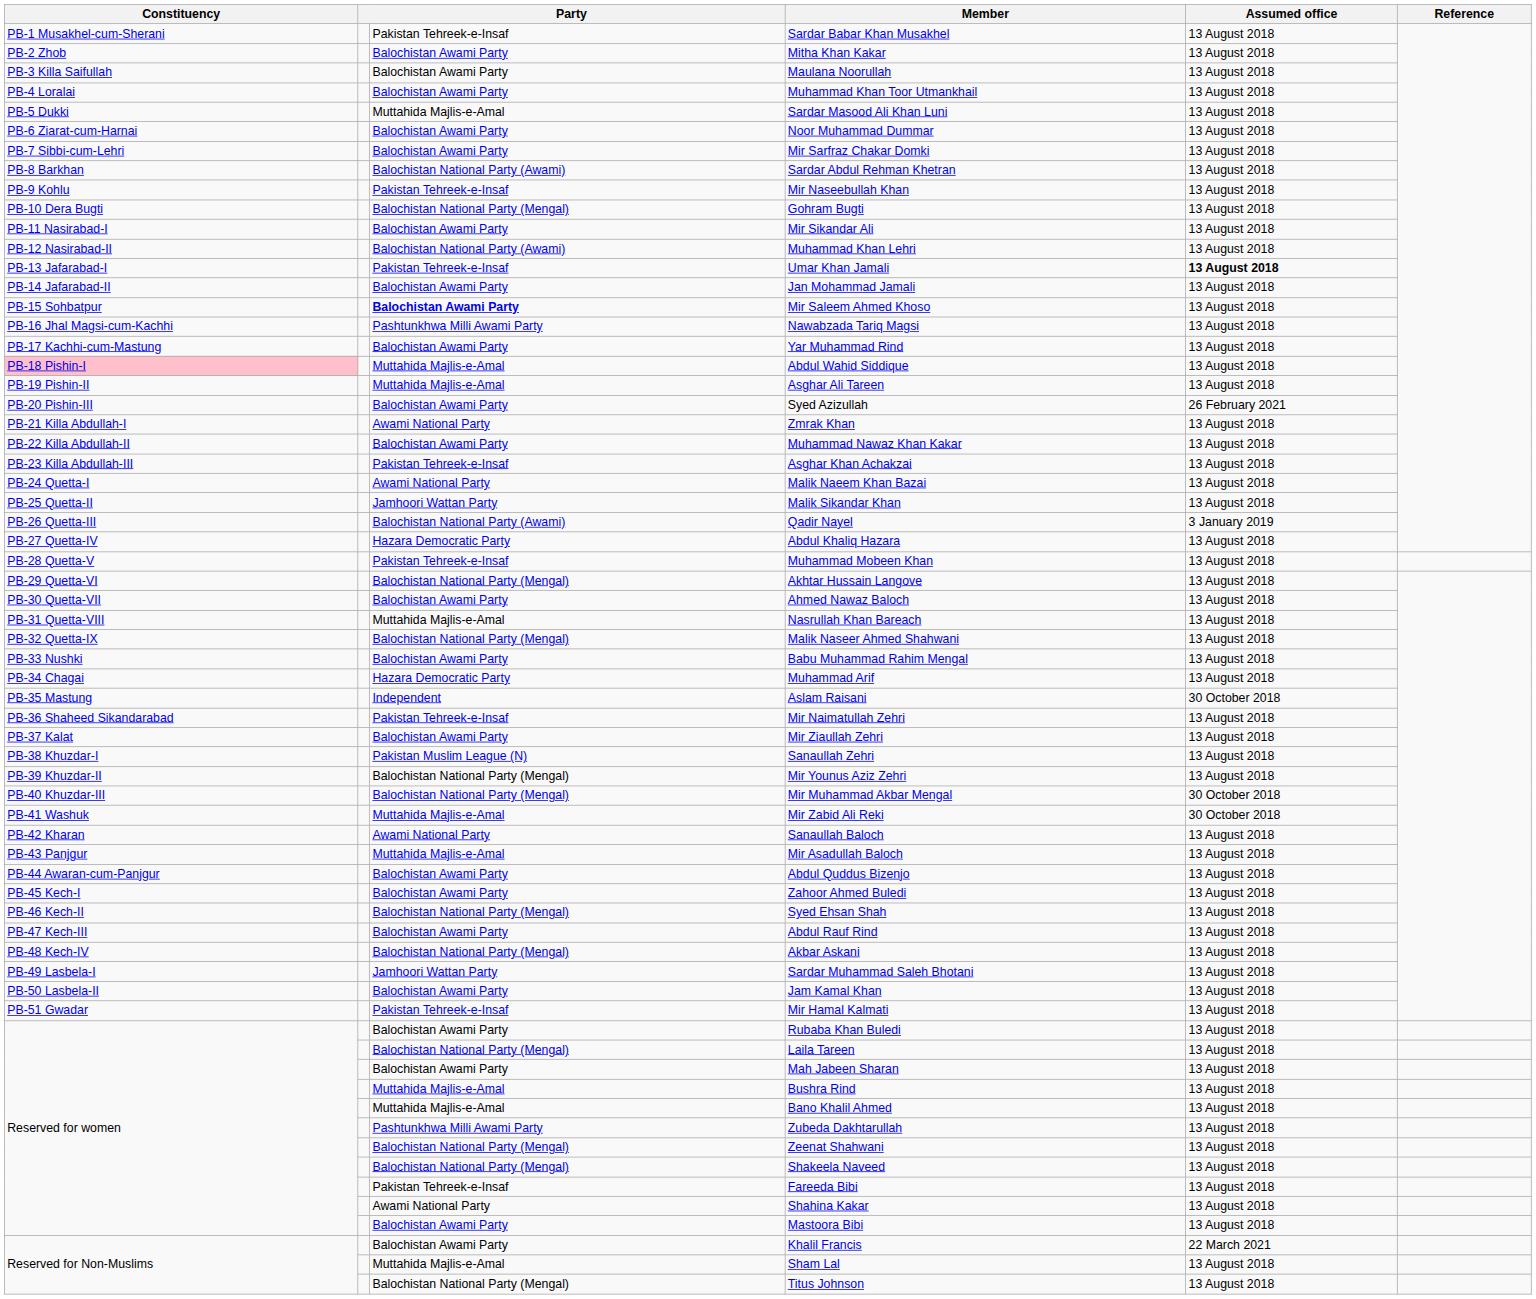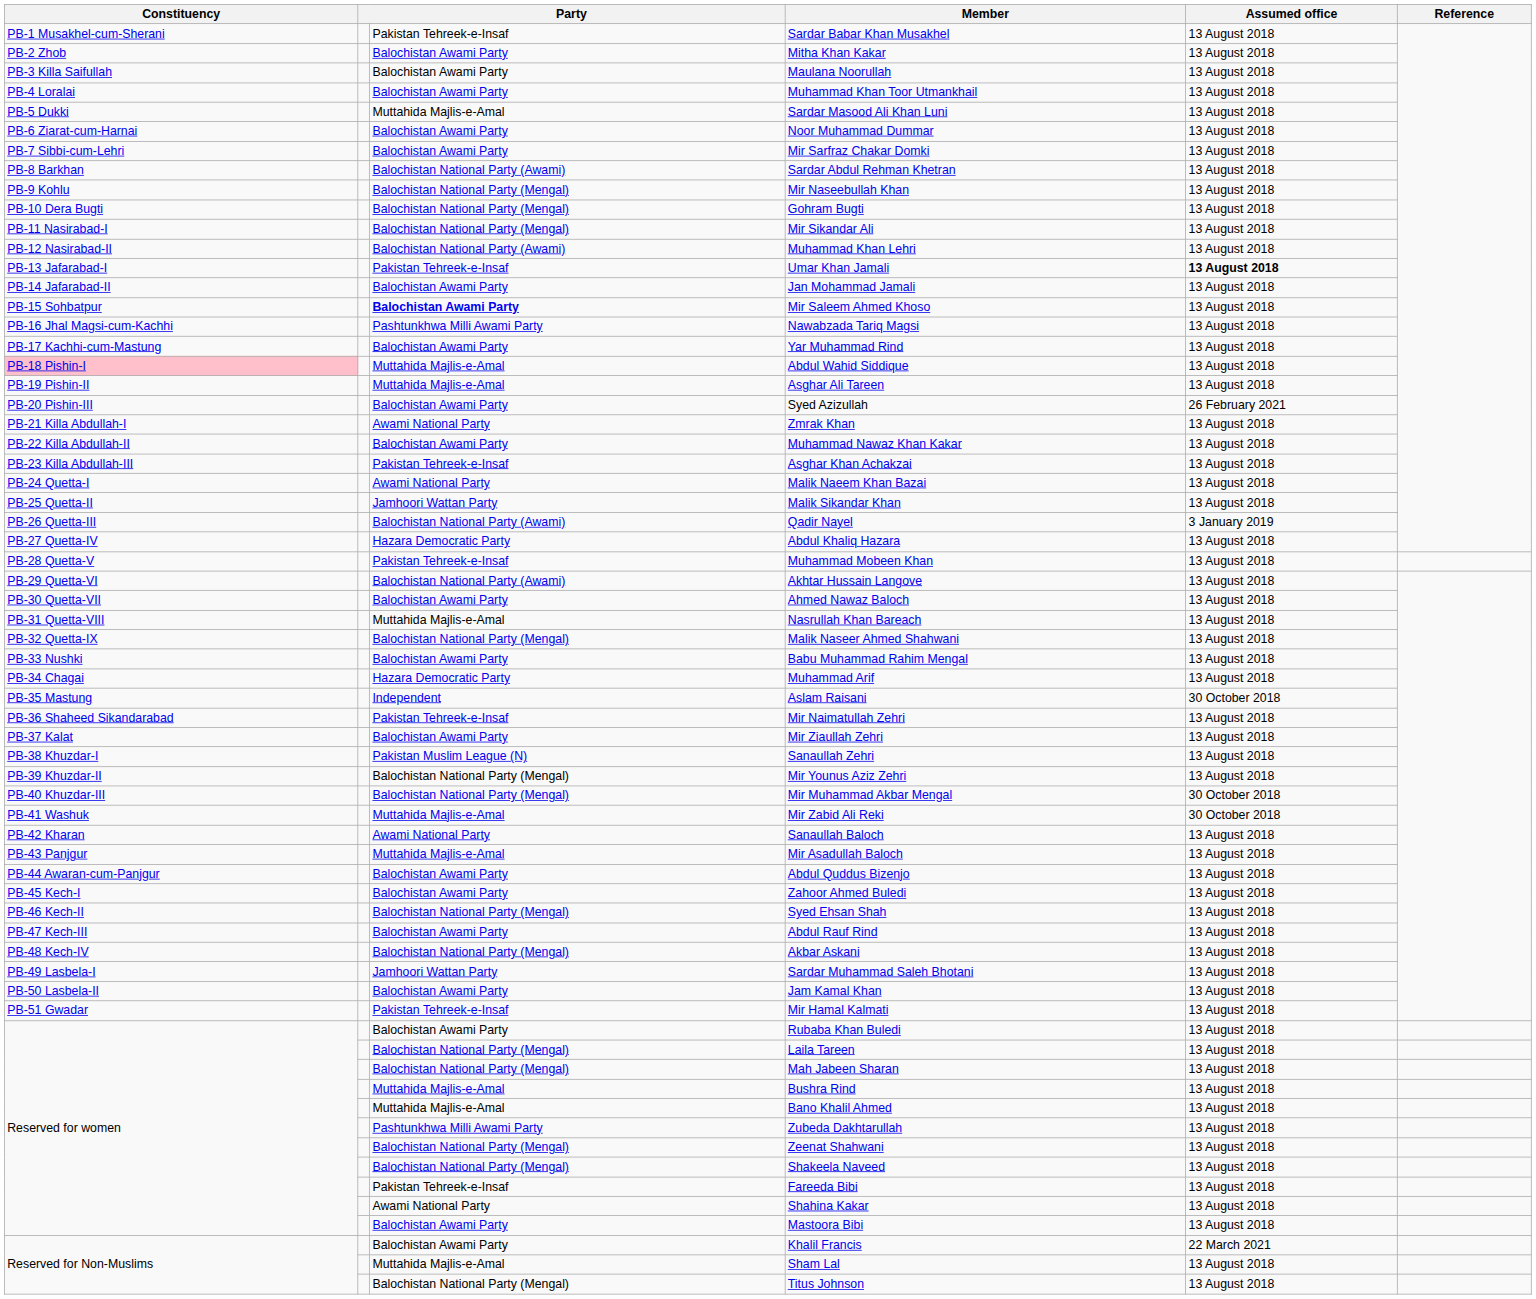(440, 190) Pakistan Tehreek-e-Insaf -> (471, 190) Balochistan National Party (Mengal)
(440, 229) Balochistan Awami Party -> (471, 229) Balochistan National Party (Mengal)
(471, 580) Balochistan National Party (Mengal) -> (469, 580) Balochistan National Party (Awami)
(440, 1069) Balochistan Awami Party -> (471, 1069) Balochistan National Party (Mengal)
